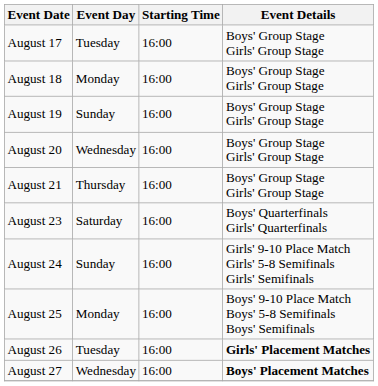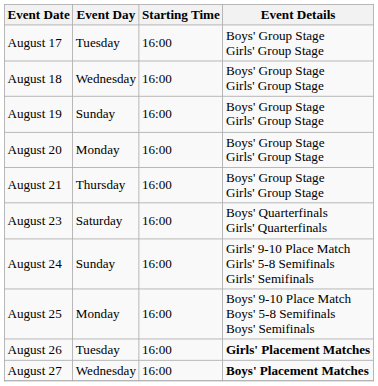(98, 78) Monday -> (106, 78) Wednesday
(106, 149) Wednesday -> (98, 149) Monday
